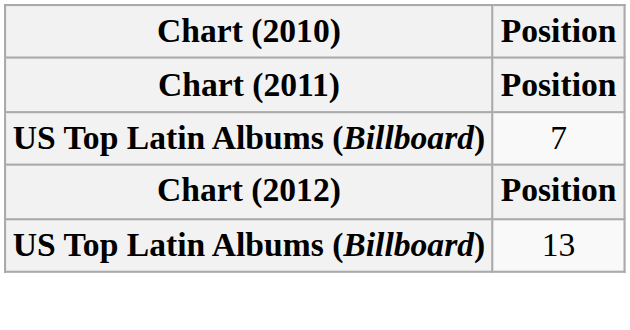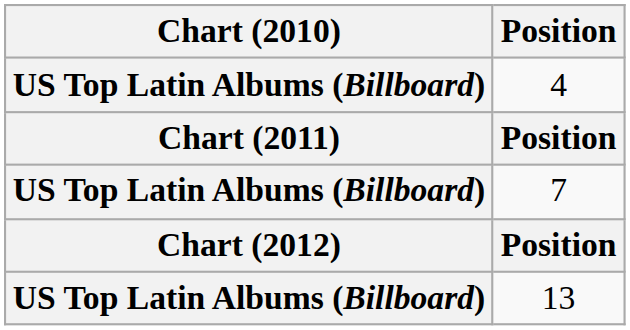+ row: (559, 84)
